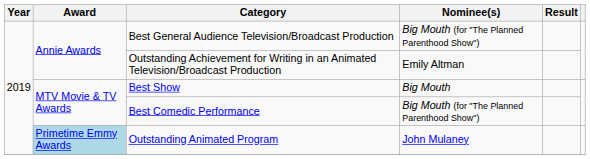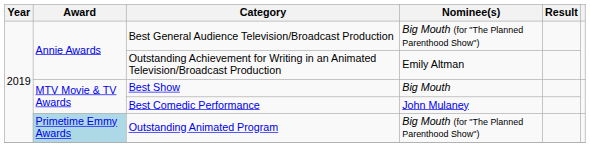(463, 111) Big Mouth (for "The Planned Parenthood Show") -> (436, 105) John Mulaney
(436, 140) John Mulaney -> (463, 128) Big Mouth (for "The Planned Parenthood Show")
